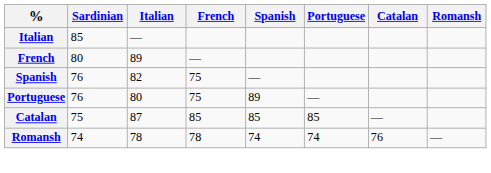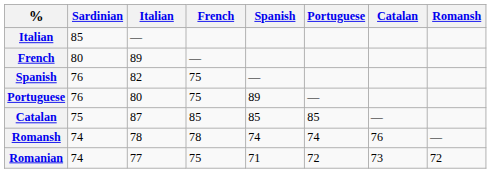+ row: (36, 157)
